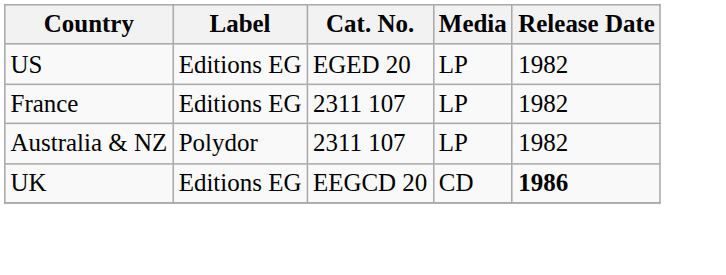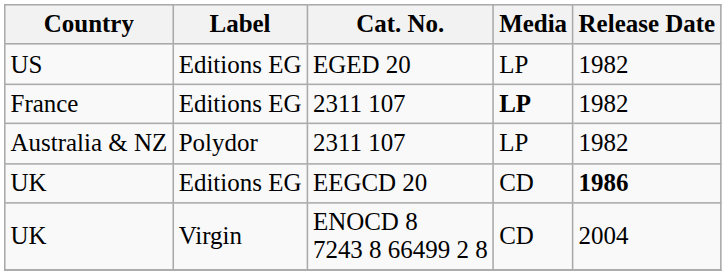(453, 103) normal -> (515, 103) bold
+ row: (29, 236)
